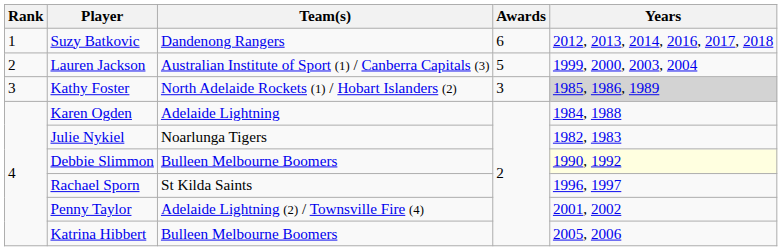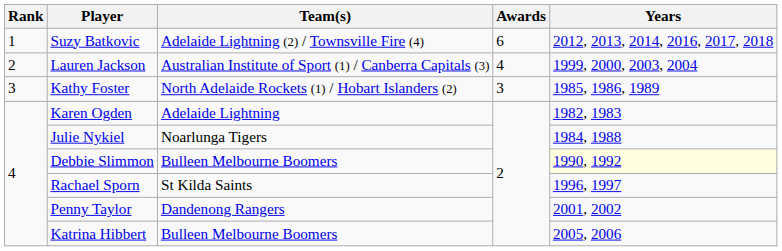(223, 40) Dandenong Rangers -> (292, 40) Adelaide Lightning (2) / Townsville Fire (4)
(500, 64) 5 -> (500, 64) 4
(606, 88) lightgrey background -> (606, 88) no background
(587, 112) 1984, 1988 -> (587, 112) 1982, 1983
(587, 137) 1982, 1983 -> (587, 137) 1984, 1988
(292, 209) Adelaide Lightning (2) / Townsville Fire (4) -> (223, 209) Dandenong Rangers
